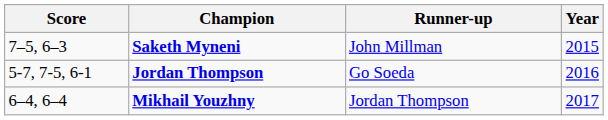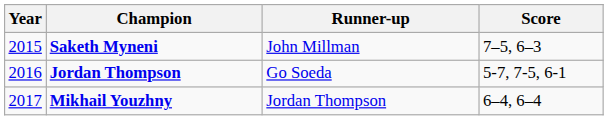columns swapped: (582, 18) <-> (66, 18)
